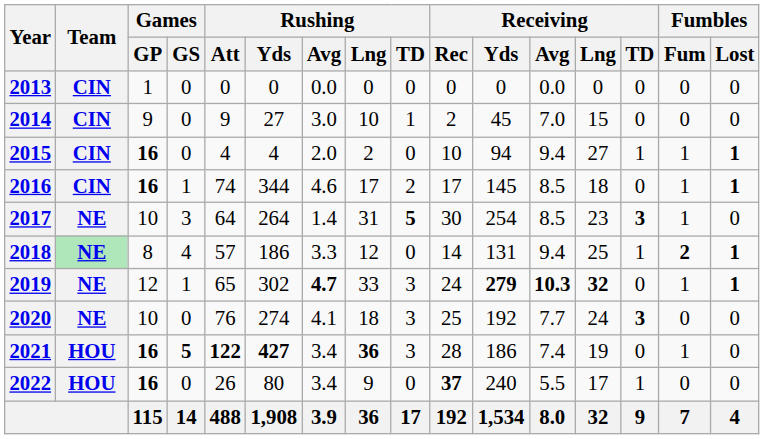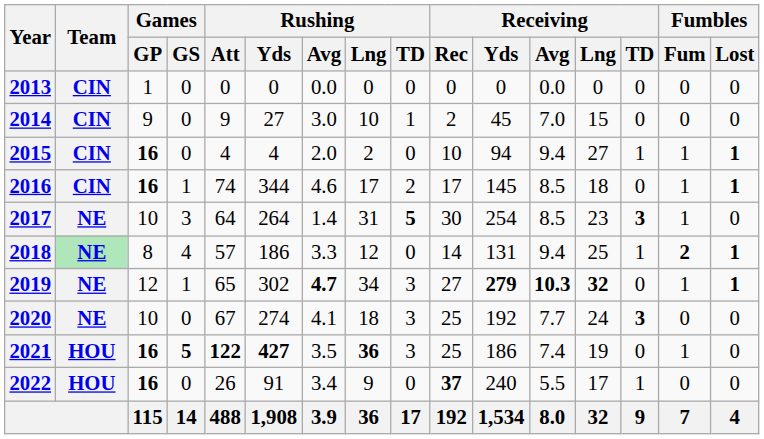(369, 284) 33 -> (369, 284) 34
(451, 284) 24 -> (451, 284) 27
(225, 317) 76 -> (225, 317) 67
(324, 350) 3.4 -> (324, 350) 3.5
(451, 350) 28 -> (451, 350) 25
(274, 383) 80 -> (274, 383) 91
